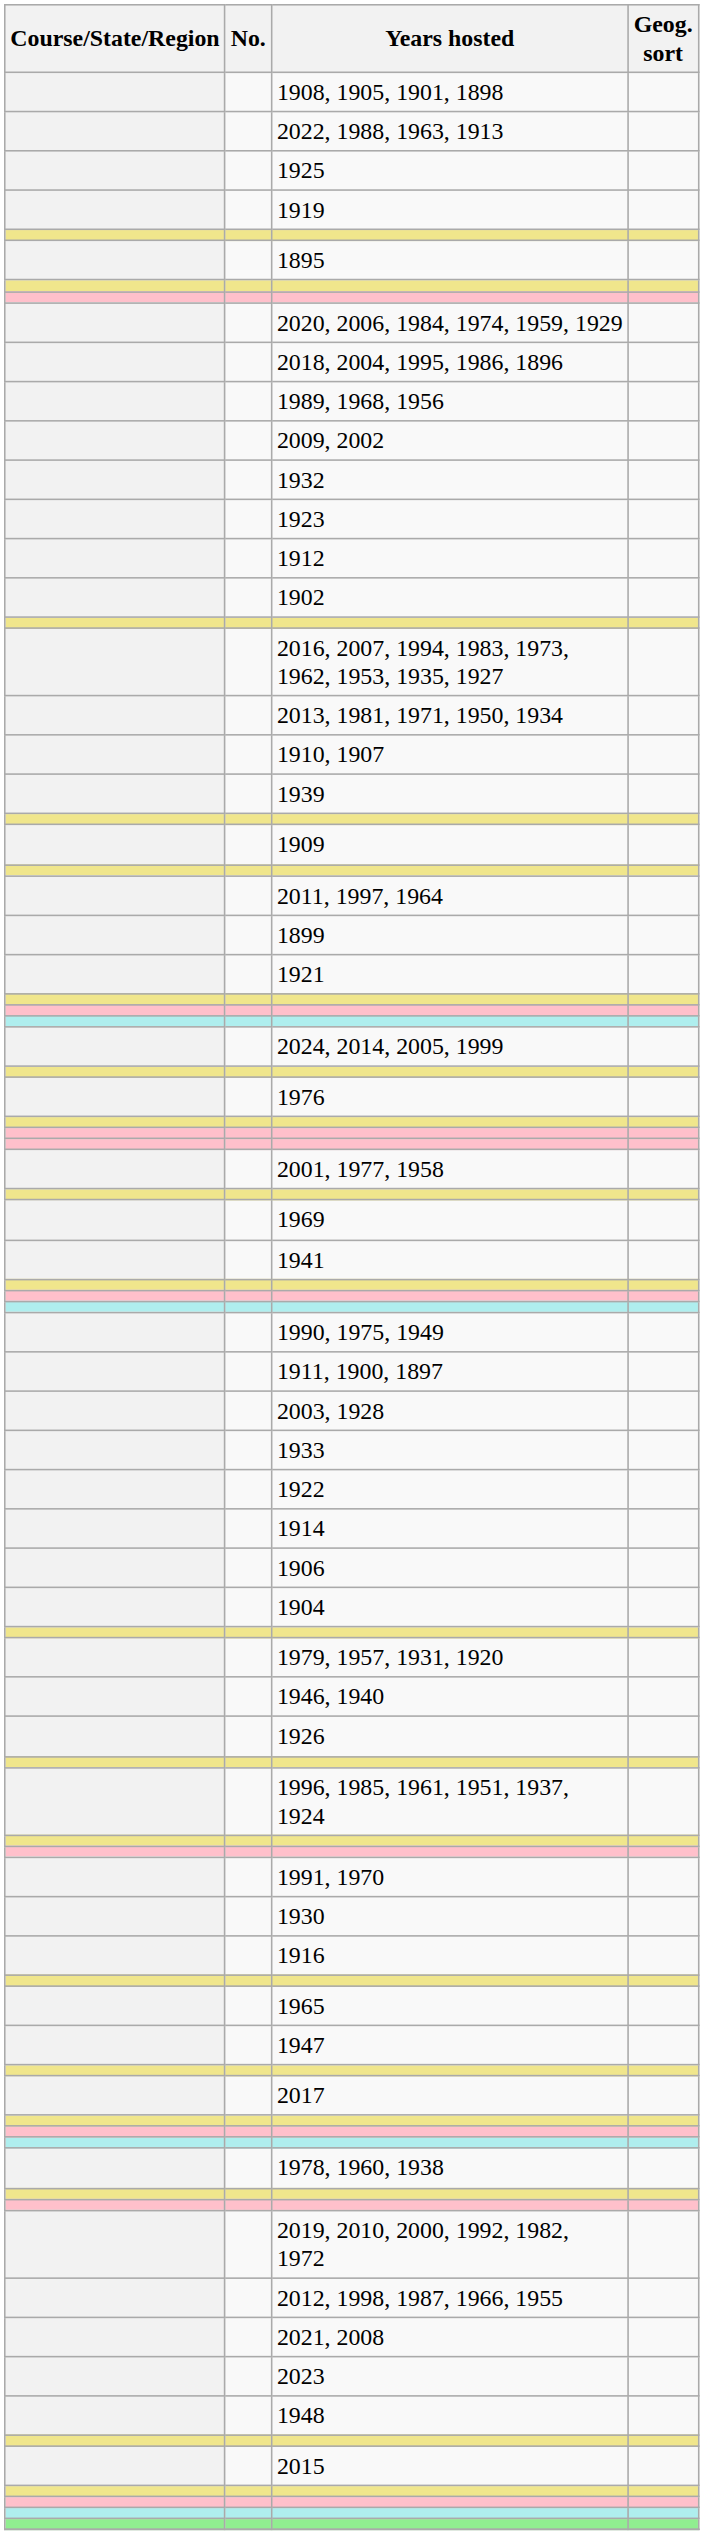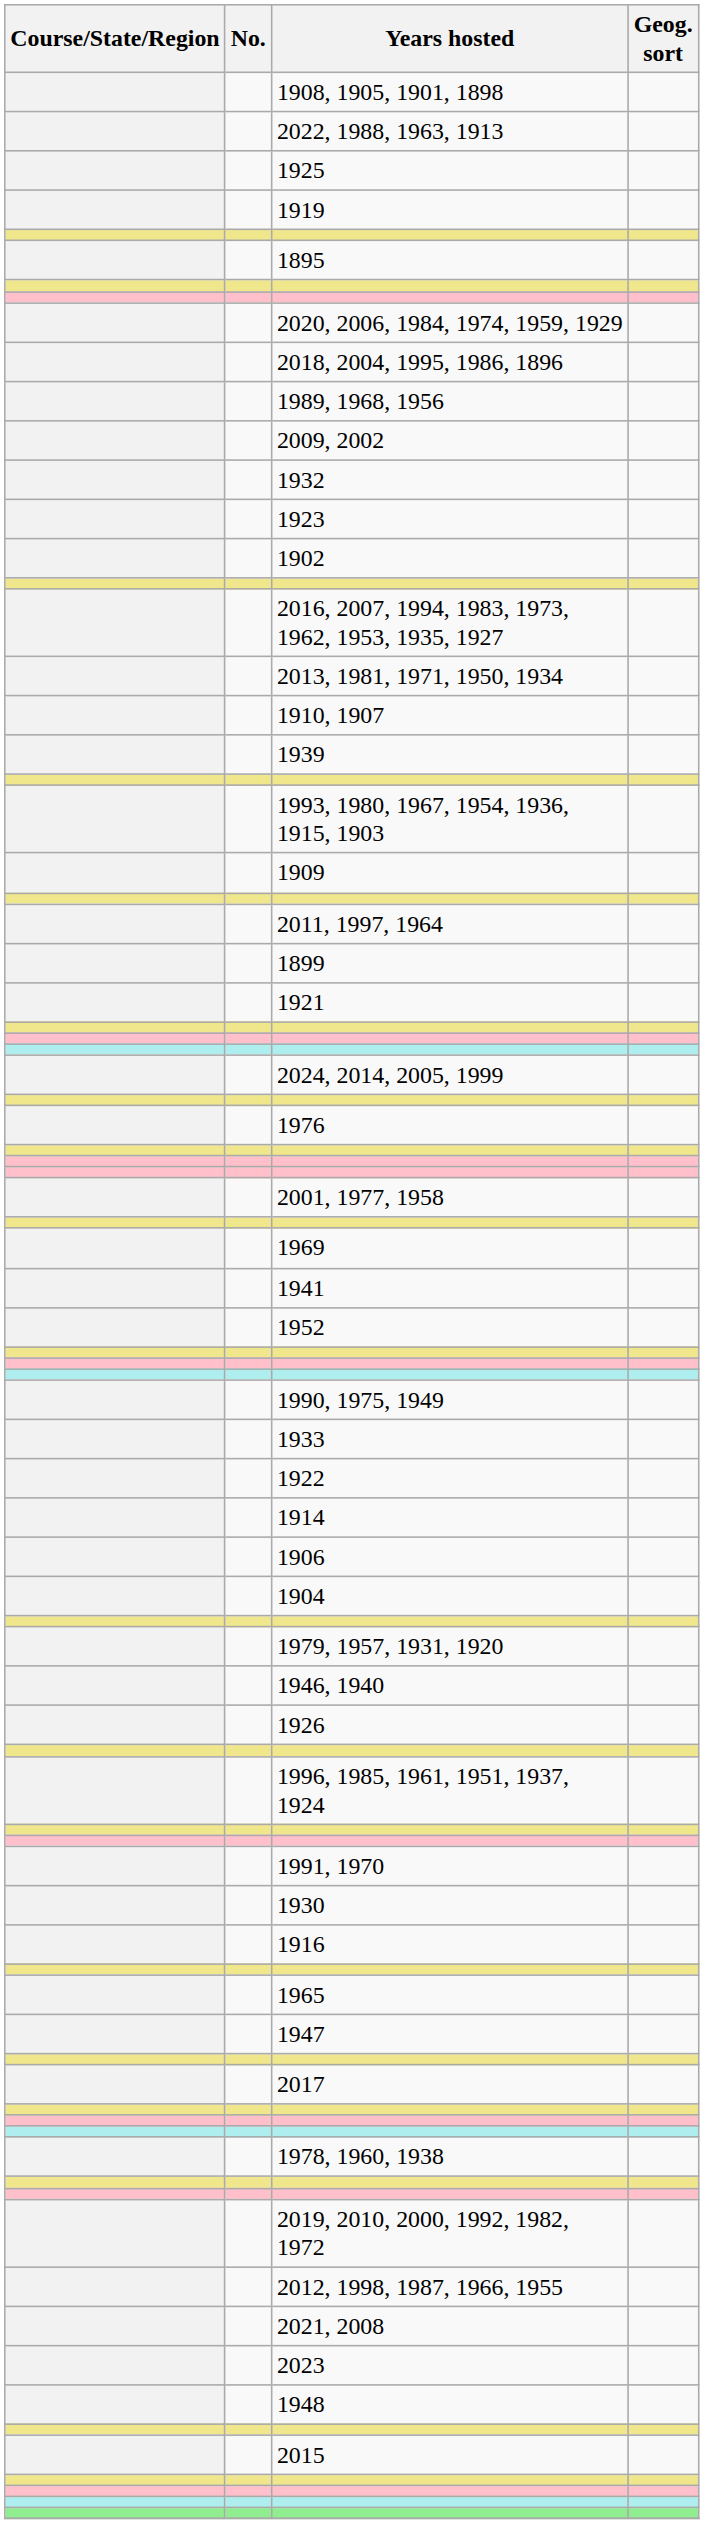- row: (115, 558)
+ row: (115, 820)
+ row: (115, 1327)
- row: (115, 1371)
- row: (115, 1411)
